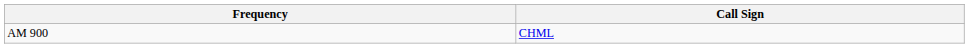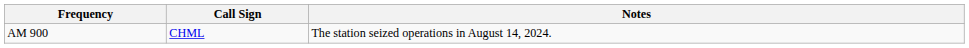+ column: (636, 14)
